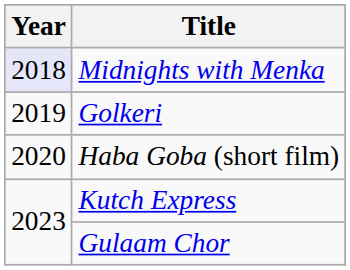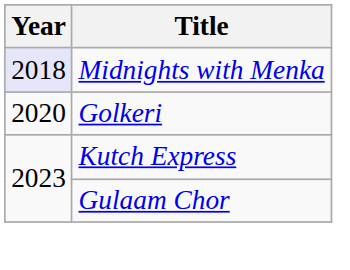(39, 112) 2019 -> (39, 112) 2020
- row: (209, 156)
